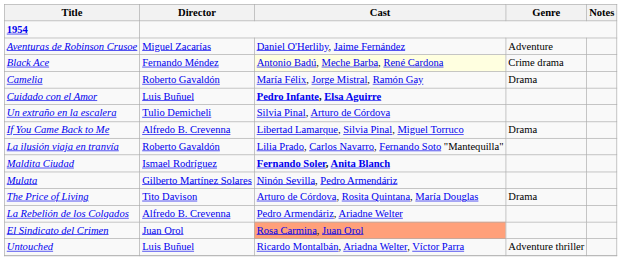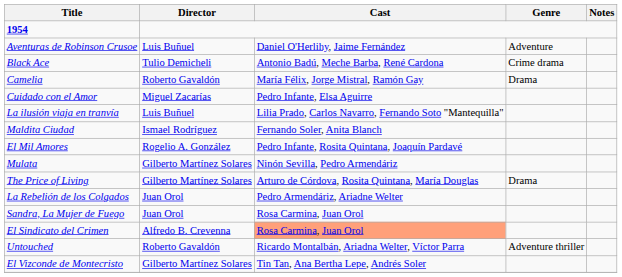(177, 46) Miguel Zacarías -> (168, 46) Luis Buñuel
(180, 63) Fernando Méndez -> (177, 63) Tulio Demicheli
(350, 63) lightyellow background -> (350, 63) no background
(168, 96) Luis Buñuel -> (177, 96) Miguel Zacarías
(319, 96) bold -> (314, 96) normal
- row: (62, 113)
- row: (58, 130)
(181, 146) Roberto Gavaldón -> (168, 113) Luis Buñuel
(323, 163) bold -> (319, 130) normal
+ row: (37, 146)
(170, 197) Tito Davison -> (197, 180) Gilberto Martínez Solares
(186, 213) Alfredo B. Crevenna -> (163, 197) Juan Orol
+ row: (66, 213)
(163, 230) Juan Orol -> (186, 230) Alfredo B. Crevenna
(168, 247) Luis Buñuel -> (181, 247) Roberto Gavaldón
+ row: (65, 264)
